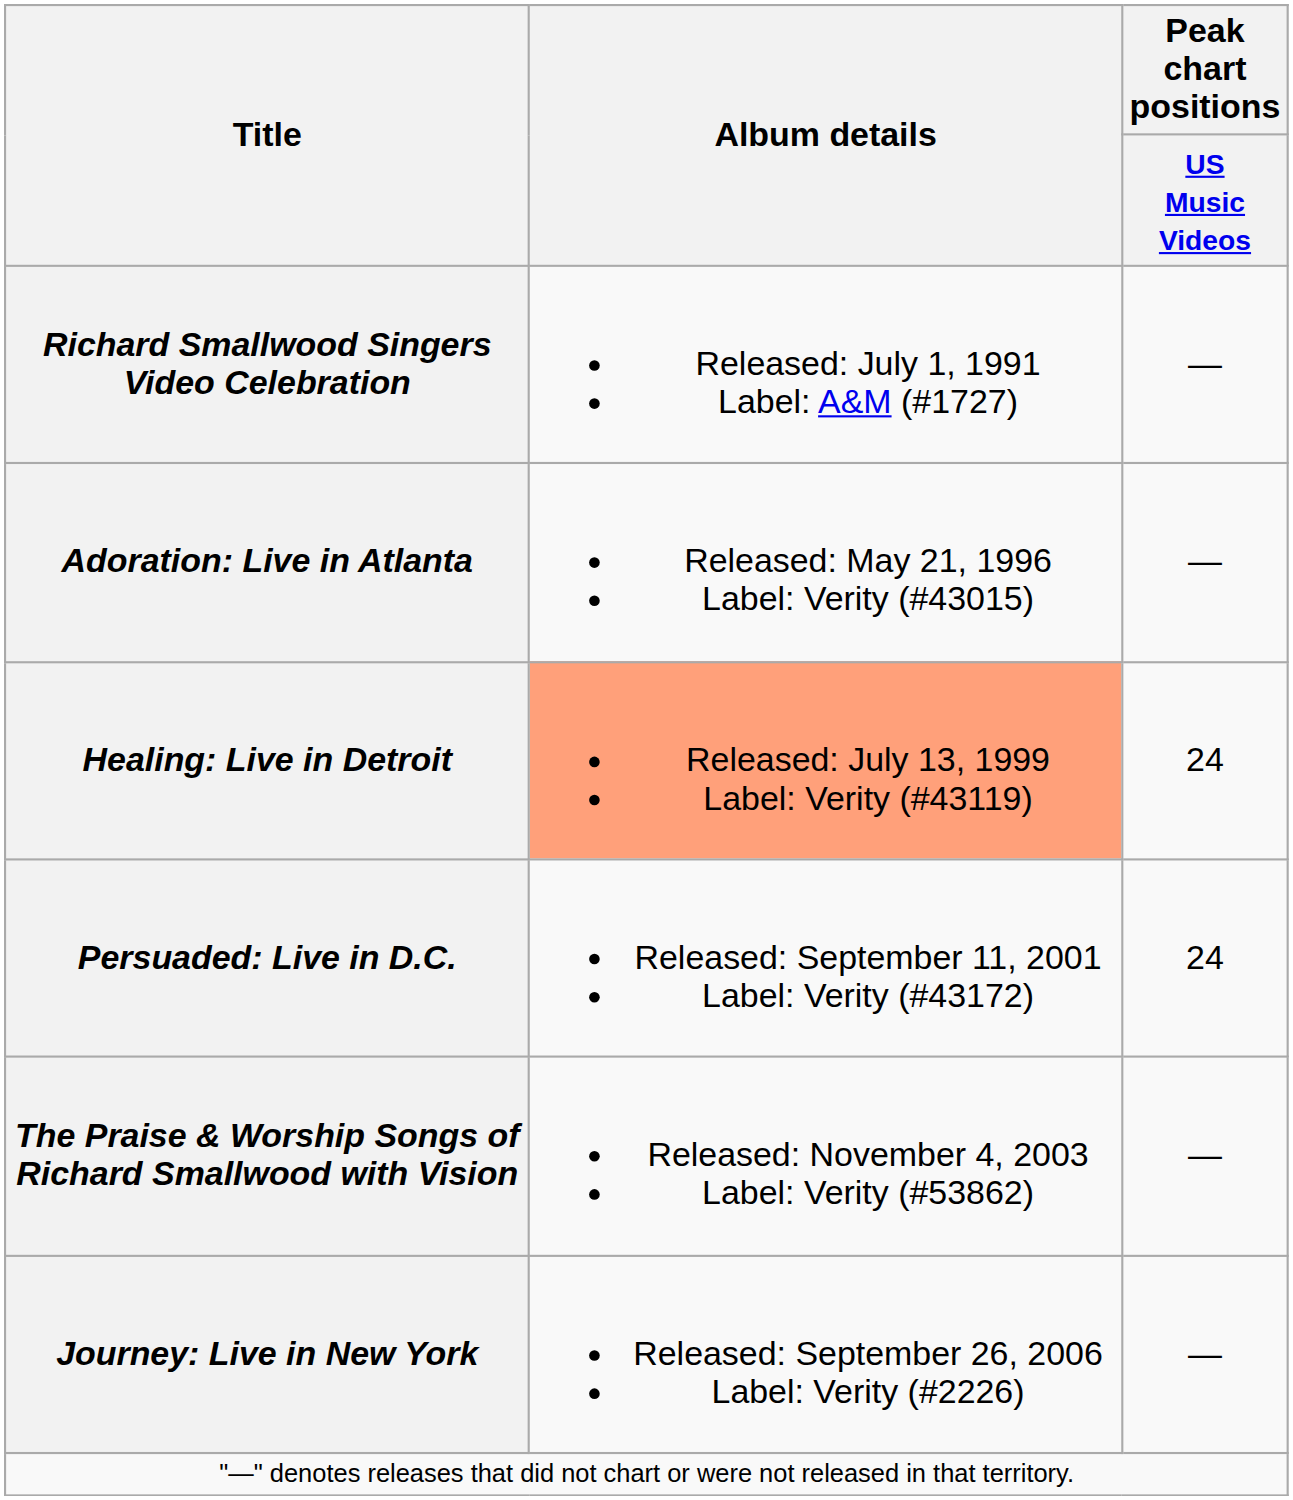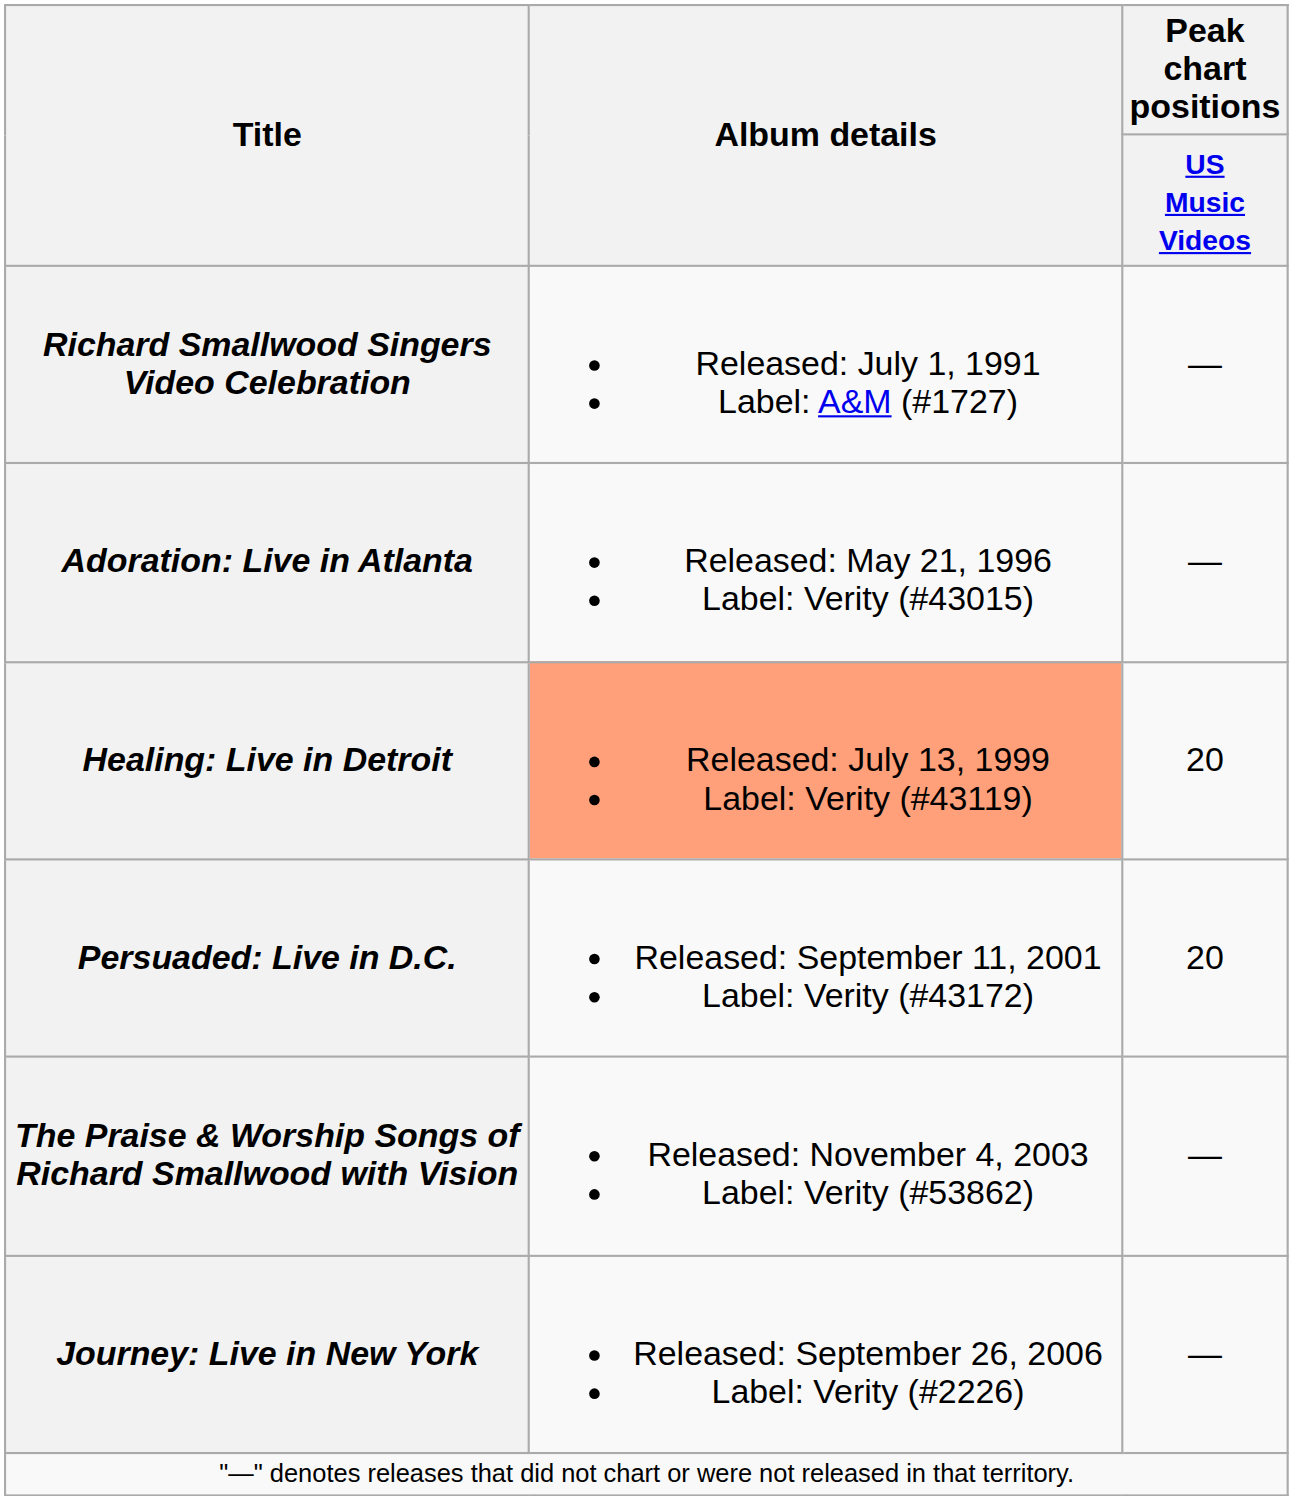(1205, 759) 24 -> (1205, 759) 20
(1205, 957) 24 -> (1205, 957) 20
